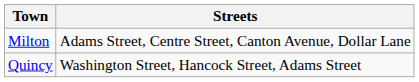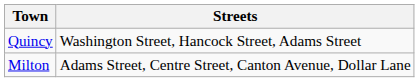rows swapped: (30, 64) <-> (29, 40)
